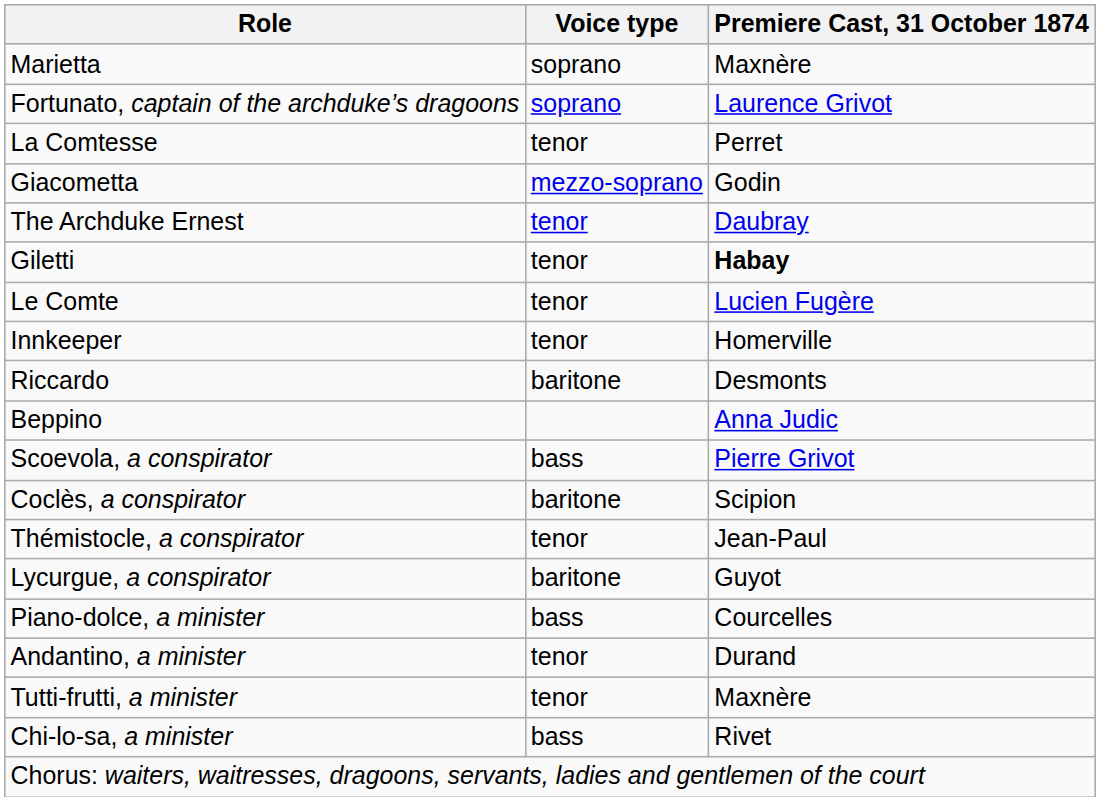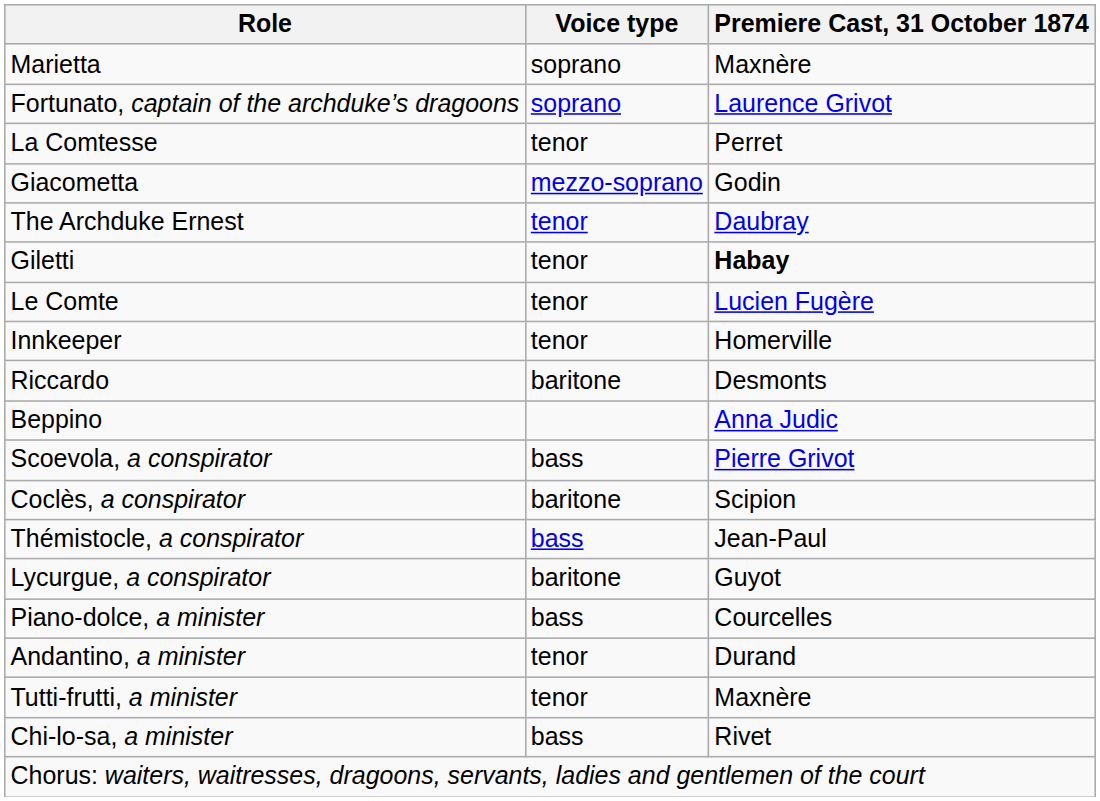(559, 538) tenor -> (557, 538) bass
